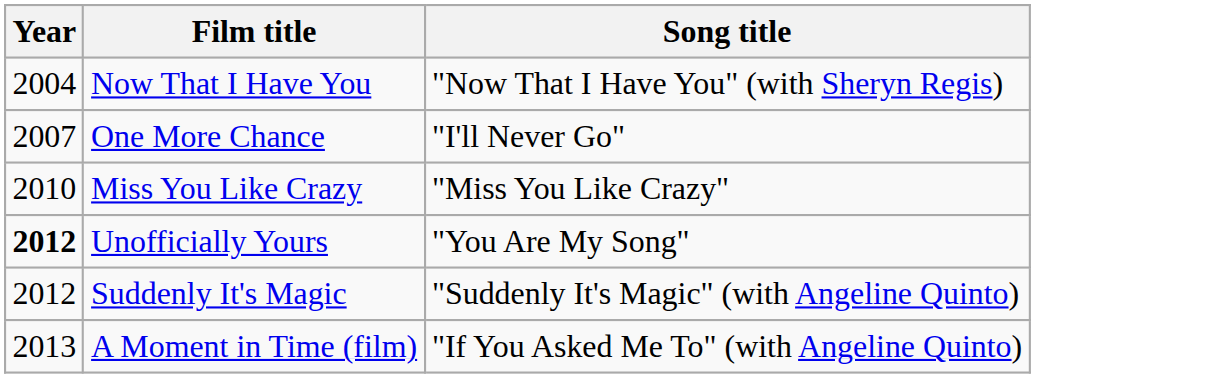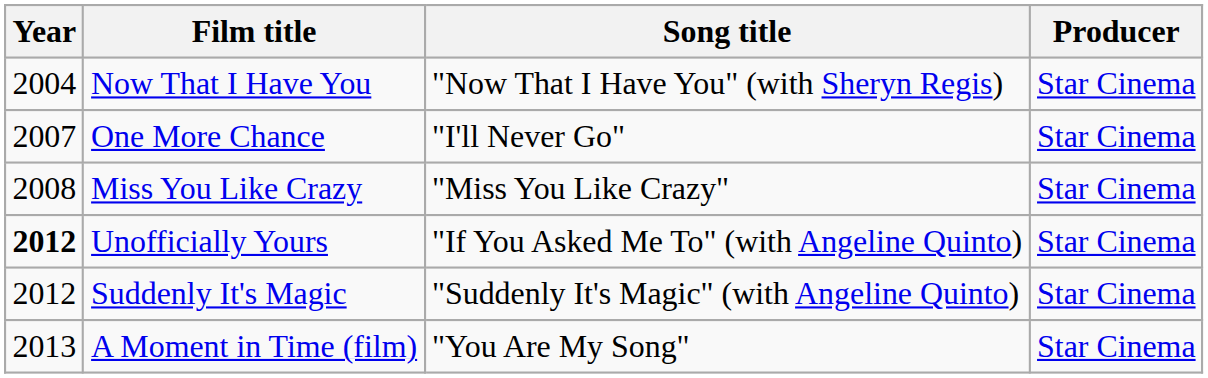+ column: (1116, 31)
(44, 188) 2010 -> (44, 188) 2008
(561, 241) "You Are My Song" -> (727, 241) "If You Asked Me To" (with Angeline Quinto)
(727, 346) "If You Asked Me To" (with Angeline Quinto) -> (561, 346) "You Are My Song"
